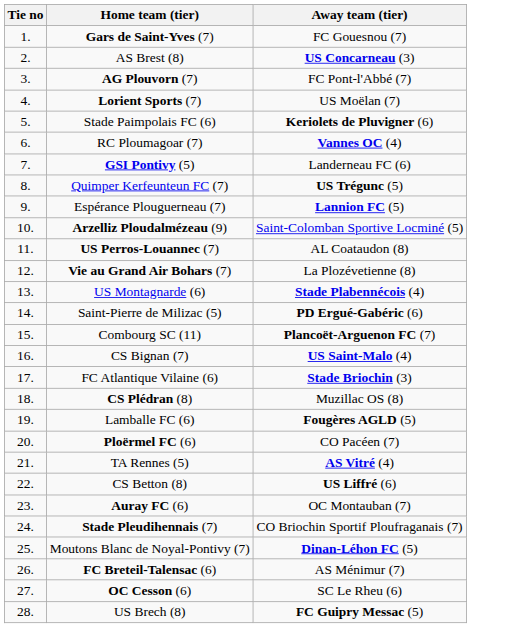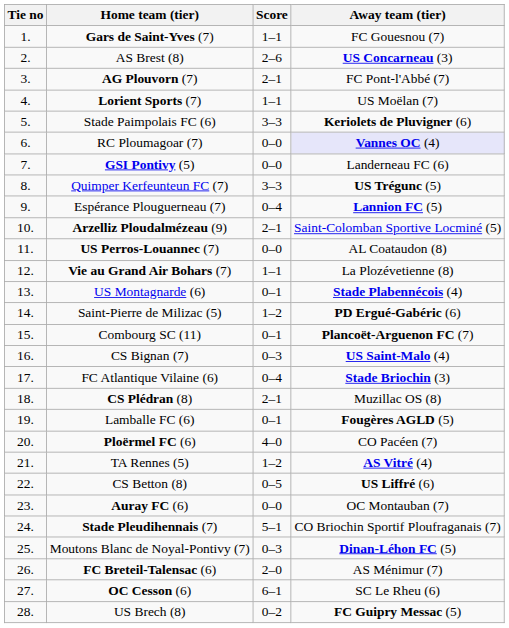+ column: (272, 15)
(360, 143) no background -> (398, 143) lavender background
